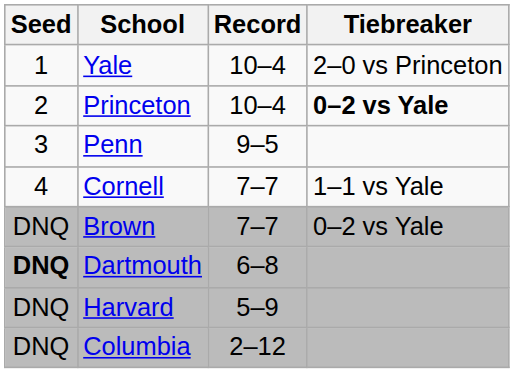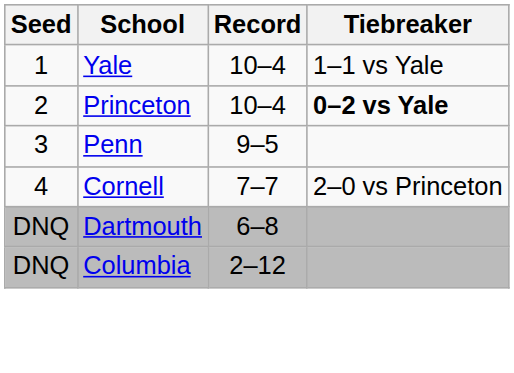(408, 65) 2–0 vs Princeton -> (378, 65) 1–1 vs Yale
(378, 186) 1–1 vs Yale -> (408, 186) 2–0 vs Princeton
- row: (119, 226)
(41, 266) bold -> (41, 226) normal
- row: (128, 307)
